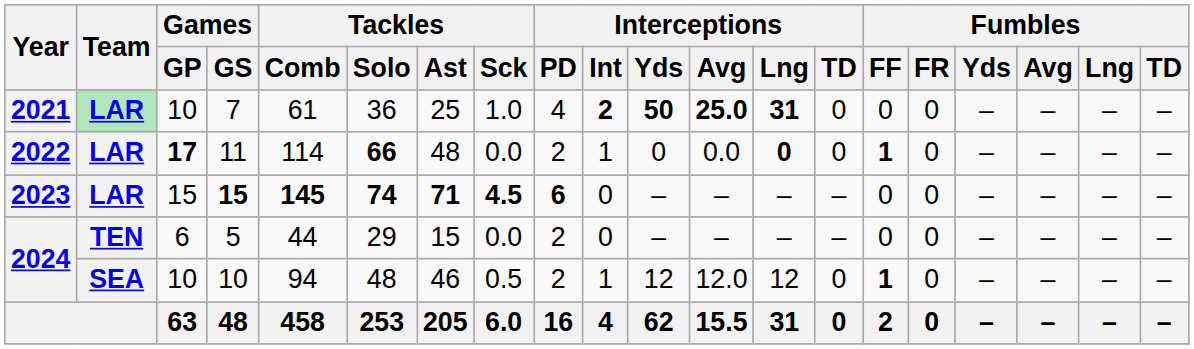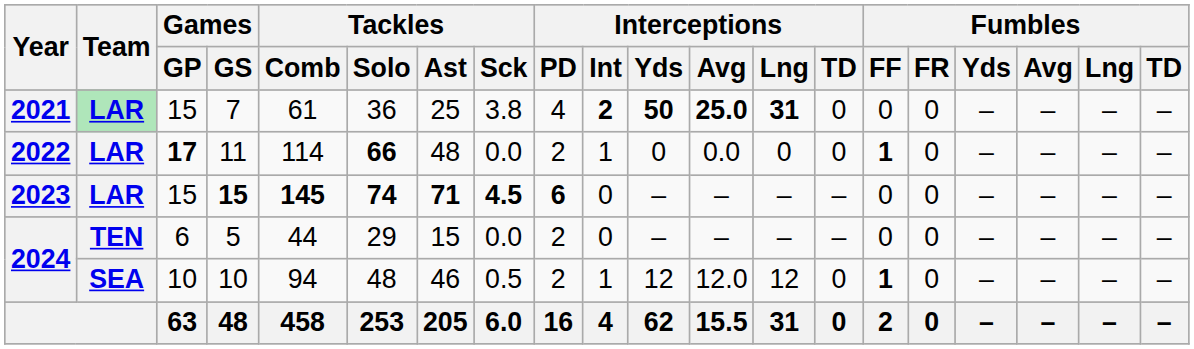(182, 110) 10 -> (182, 110) 15
(504, 110) 1.0 -> (504, 110) 3.8
(784, 152) bold -> (784, 152) normal
